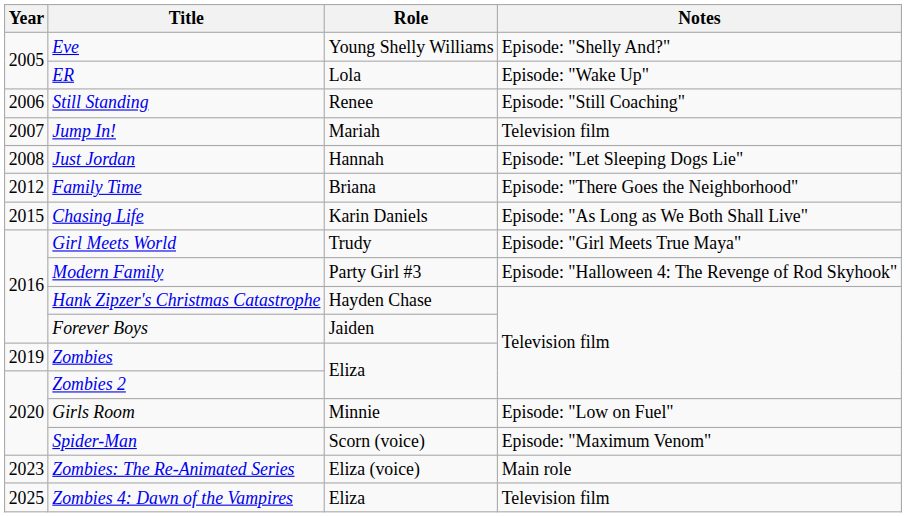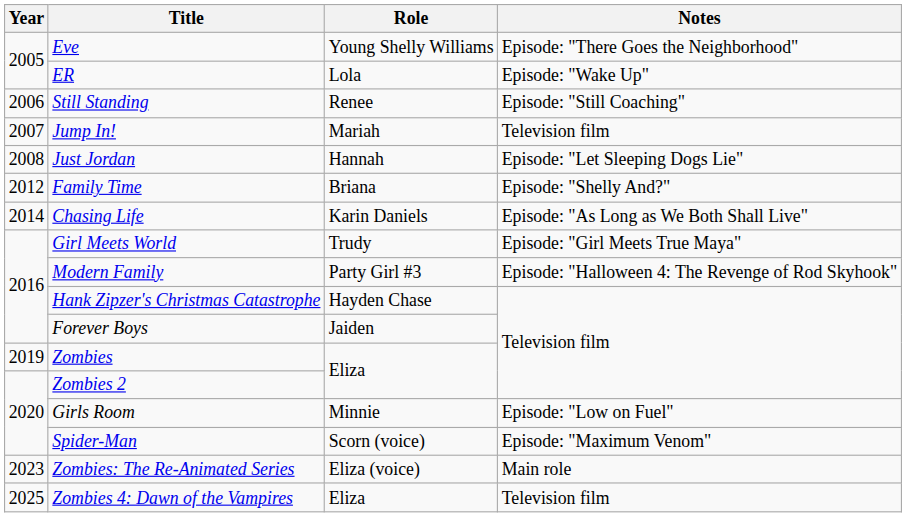(586, 46) Episode: "Shelly And?" -> (650, 46) Episode: "There Goes the Neighborhood"
(650, 187) Episode: "There Goes the Neighborhood" -> (586, 187) Episode: "Shelly And?"
(26, 215) 2015 -> (26, 215) 2014
